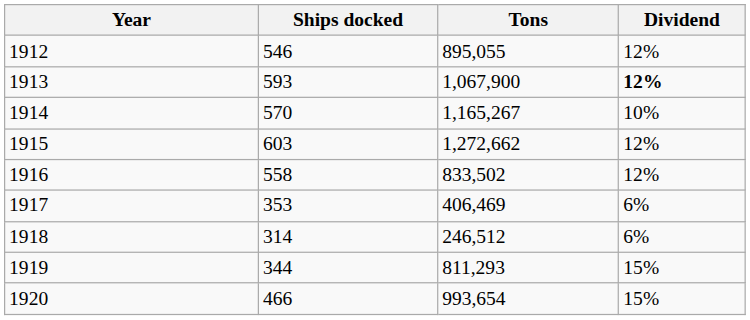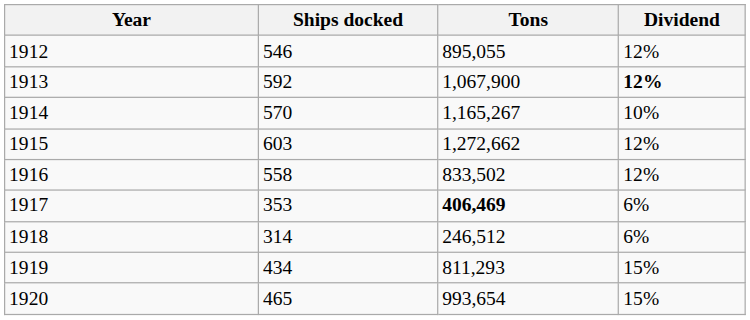(278, 81) 593 -> (278, 81) 592
(474, 205) normal -> (474, 205) bold
(278, 267) 344 -> (278, 267) 434
(278, 298) 466 -> (278, 298) 465
